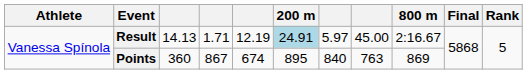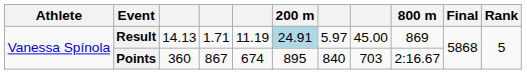(253, 37) 12.19 -> (253, 37) 11.19
(418, 37) 2:16.67 -> (417, 37) 869
(372, 59) 763 -> (371, 59) 703
(418, 59) 869 -> (417, 59) 2:16.67
